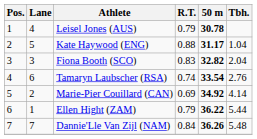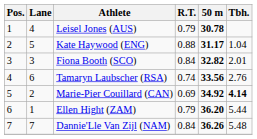(187, 61) 0.83 -> (187, 61) 0.84
(238, 61) 2.04 -> (238, 61) 2.01
(212, 77) 33.54 -> (212, 77) 33.56
(238, 93) normal -> (238, 93) bold
(212, 110) 36.22 -> (212, 110) 36.20
